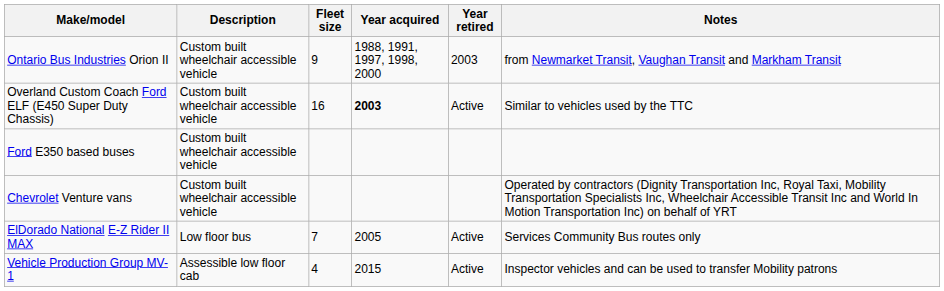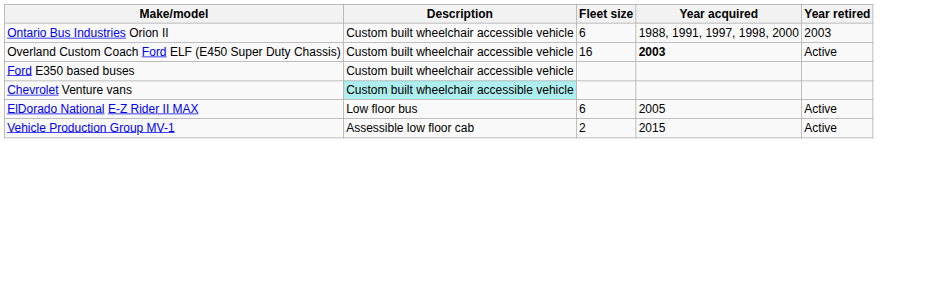- column: (721, 20)
(315, 60) 9 -> (582, 33) 6
(238, 198) no background -> (460, 90) paleturquoise background
(315, 237) 7 -> (582, 109) 6
(315, 269) 4 -> (582, 128) 2
